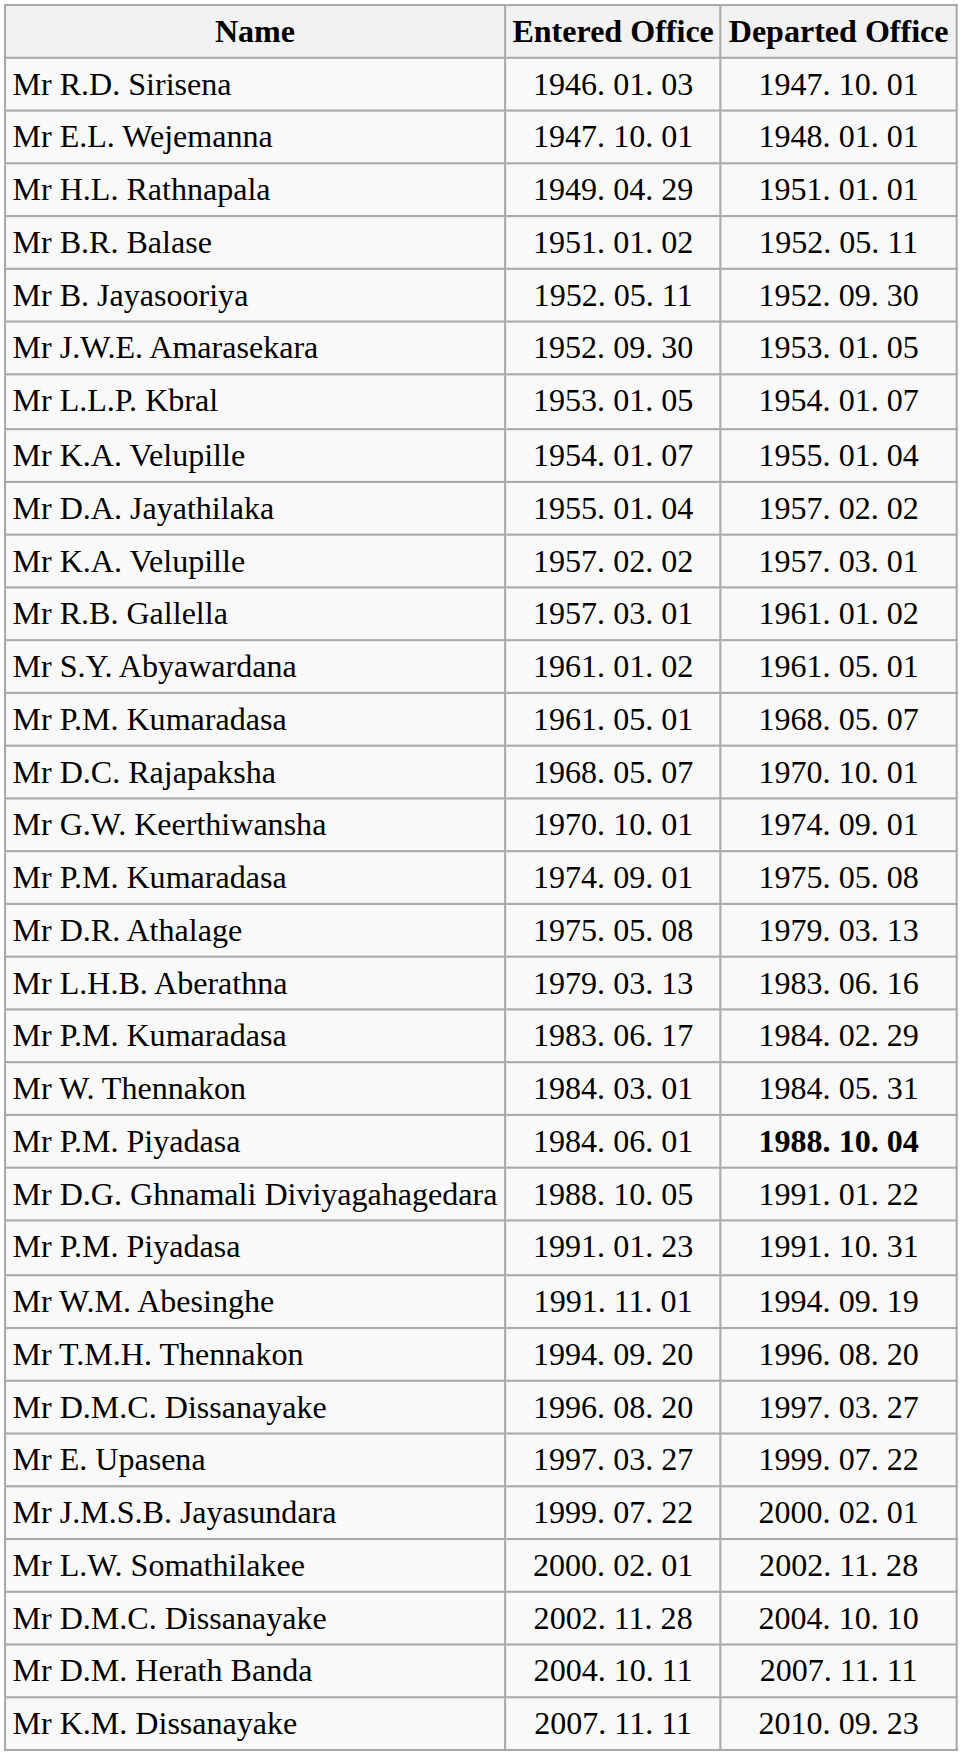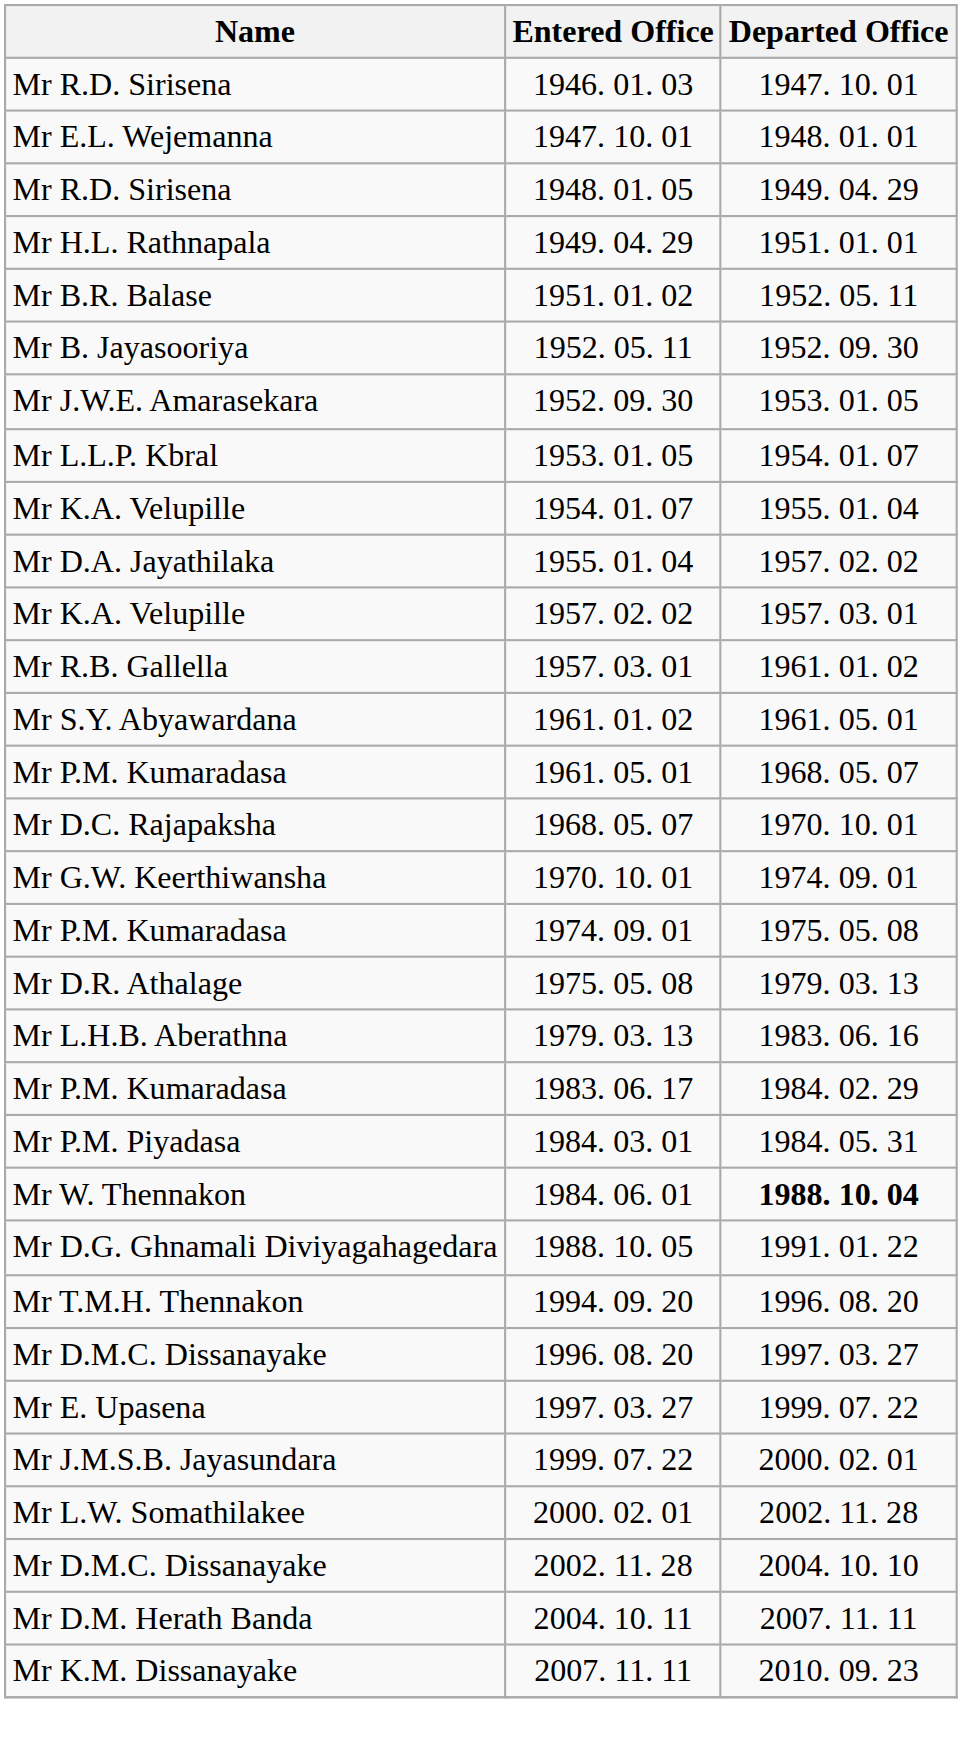+ row: (613, 189)
(129, 1088) Mr W. Thennakon -> (126, 1141) Mr P.M. Piyadasa
(126, 1141) Mr P.M. Piyadasa -> (129, 1194) Mr W. Thennakon
- row: (613, 1247)
- row: (613, 1300)
